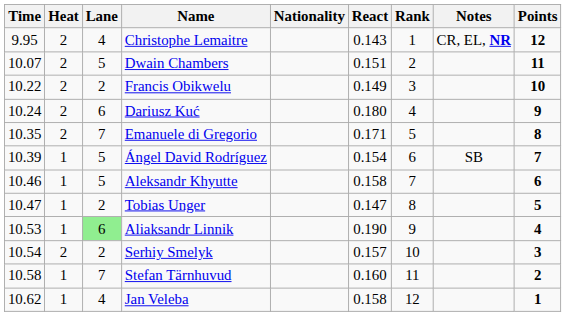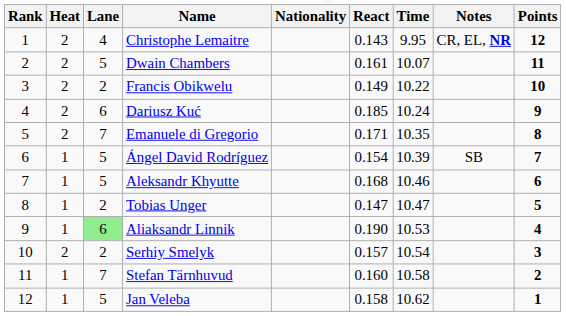columns swapped: (412, 16) <-> (25, 16)
(370, 63) 0.151 -> (371, 63) 0.161
(370, 110) 0.180 -> (371, 110) 0.185
(370, 181) 0.158 -> (371, 181) 0.168
(102, 299) 4 -> (103, 299) 5
